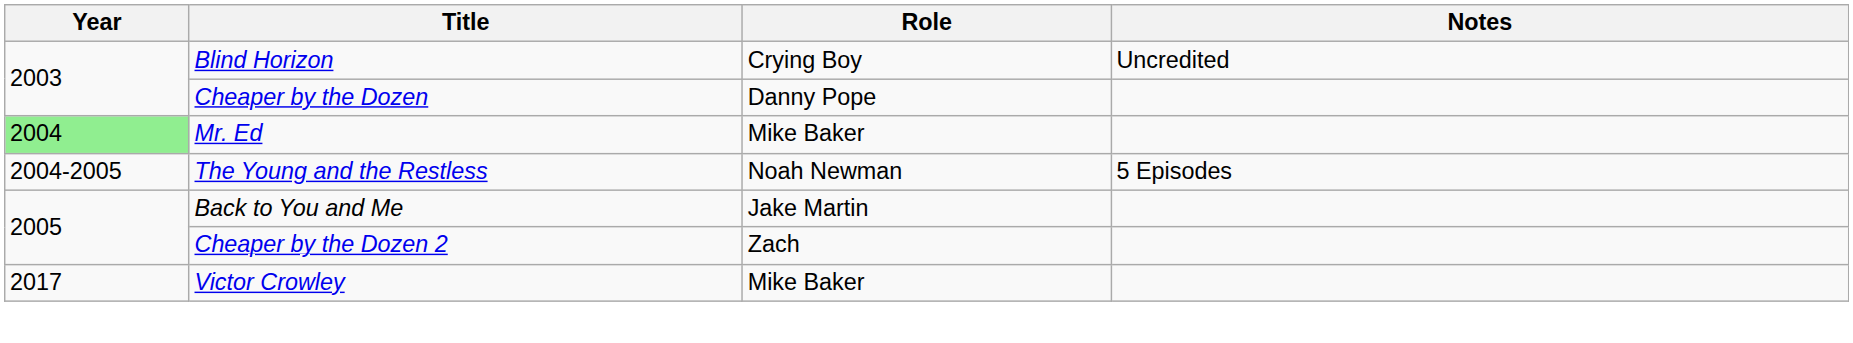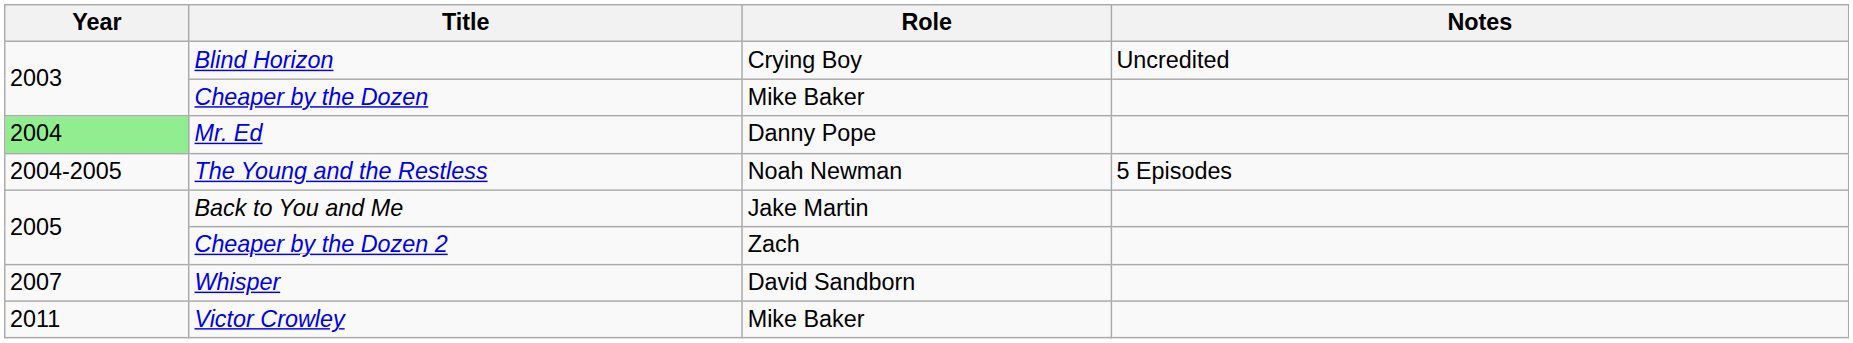(812, 97) Danny Pope -> (806, 97) Mike Baker
(806, 134) Mike Baker -> (812, 134) Danny Pope
+ row: (237, 282)
(36, 282) 2017 -> (35, 319) 2011
